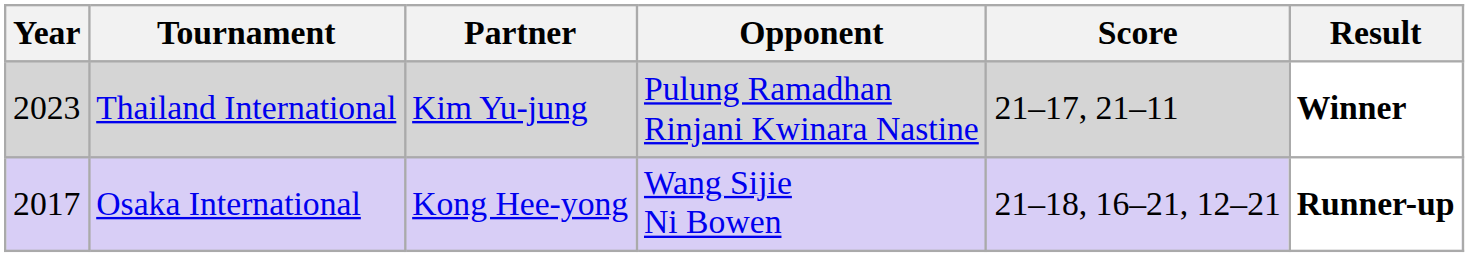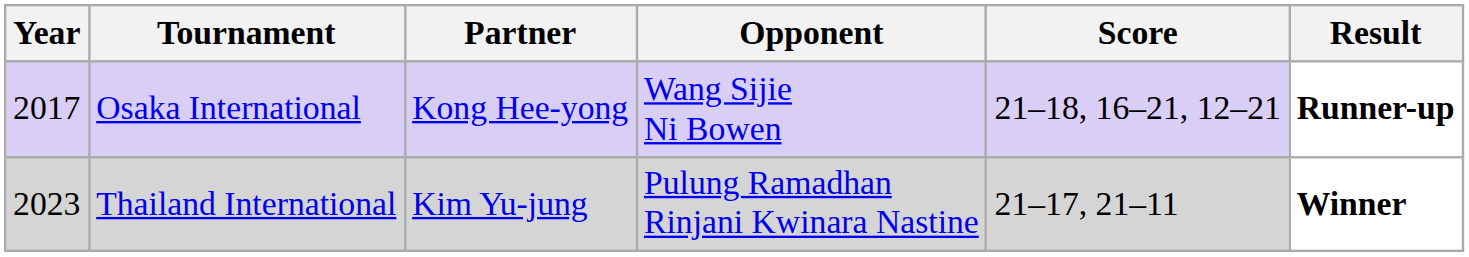rows swapped: (229, 203) <-> (246, 108)
